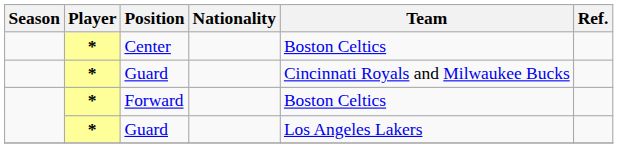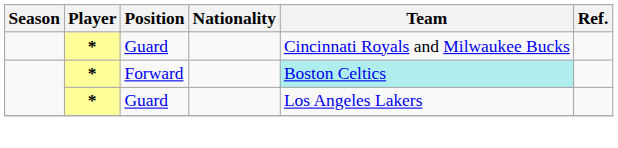- row: (34, 46)
(335, 101) no background -> (335, 73) paleturquoise background
